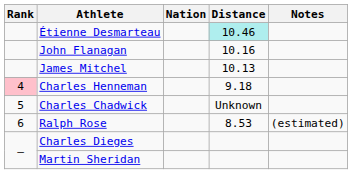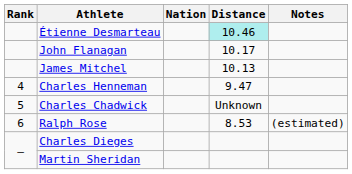(238, 50) 10.16 -> (238, 50) 10.17
(21, 86) pink background -> (21, 86) no background
(238, 86) 9.18 -> (238, 86) 9.47
